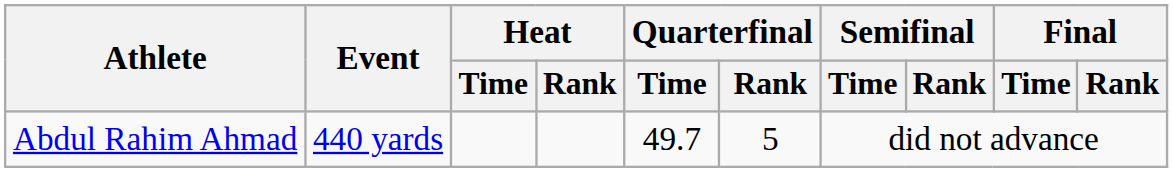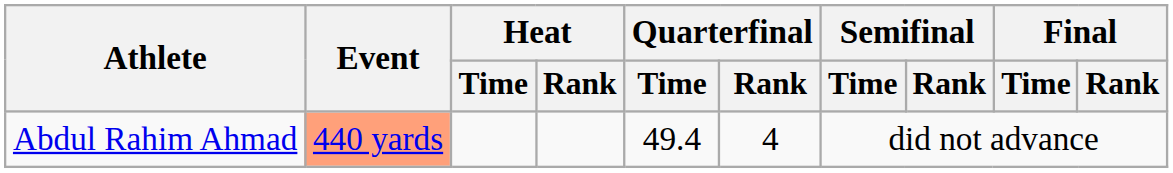(378, 139) no background -> (378, 139) lightsalmon background
(672, 139) 49.7 -> (672, 139) 49.4
(770, 139) 5 -> (770, 139) 4
